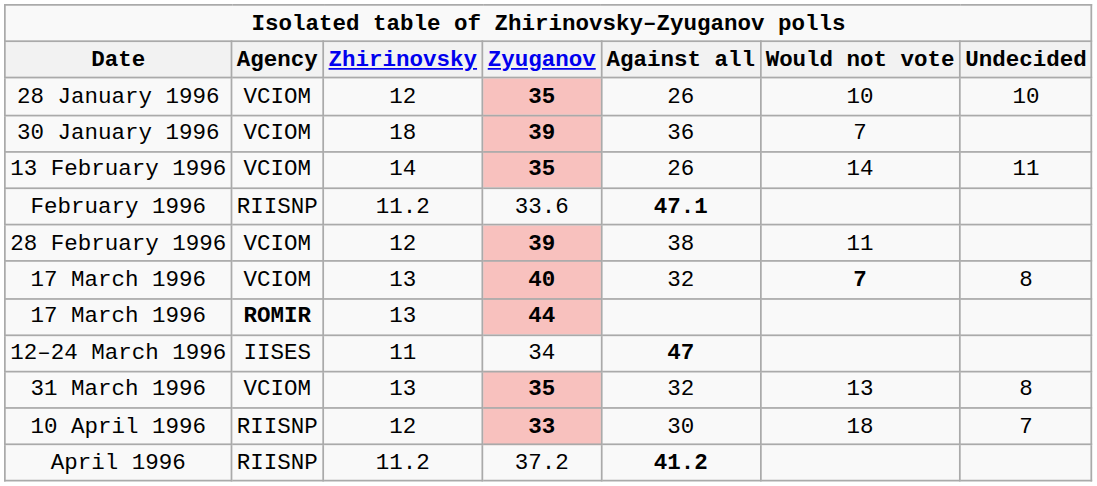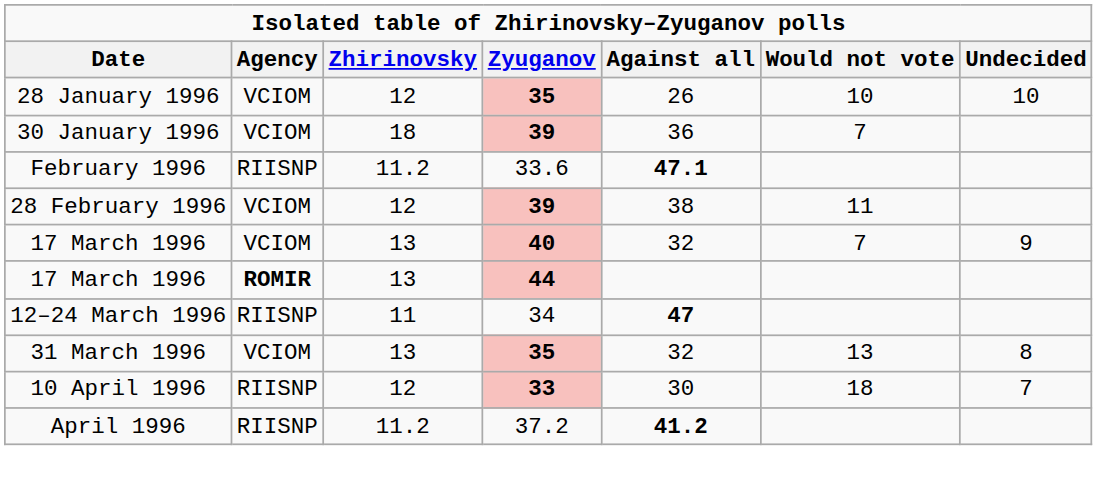- row: (118, 170)
(860, 280) bold -> (860, 243) normal
(1026, 280) 8 -> (1026, 243) 9
(277, 353) IISES -> (277, 316) RIISNP
